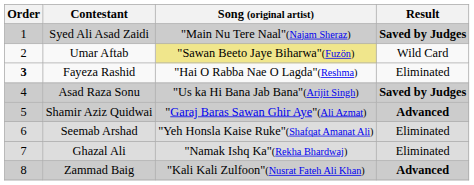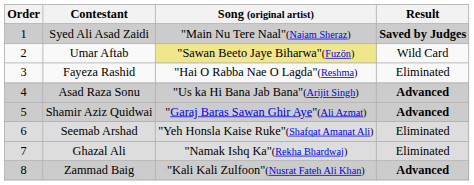(24, 72) bold -> (24, 72) normal
(423, 92) Saved by Judges -> (423, 92) Advanced
